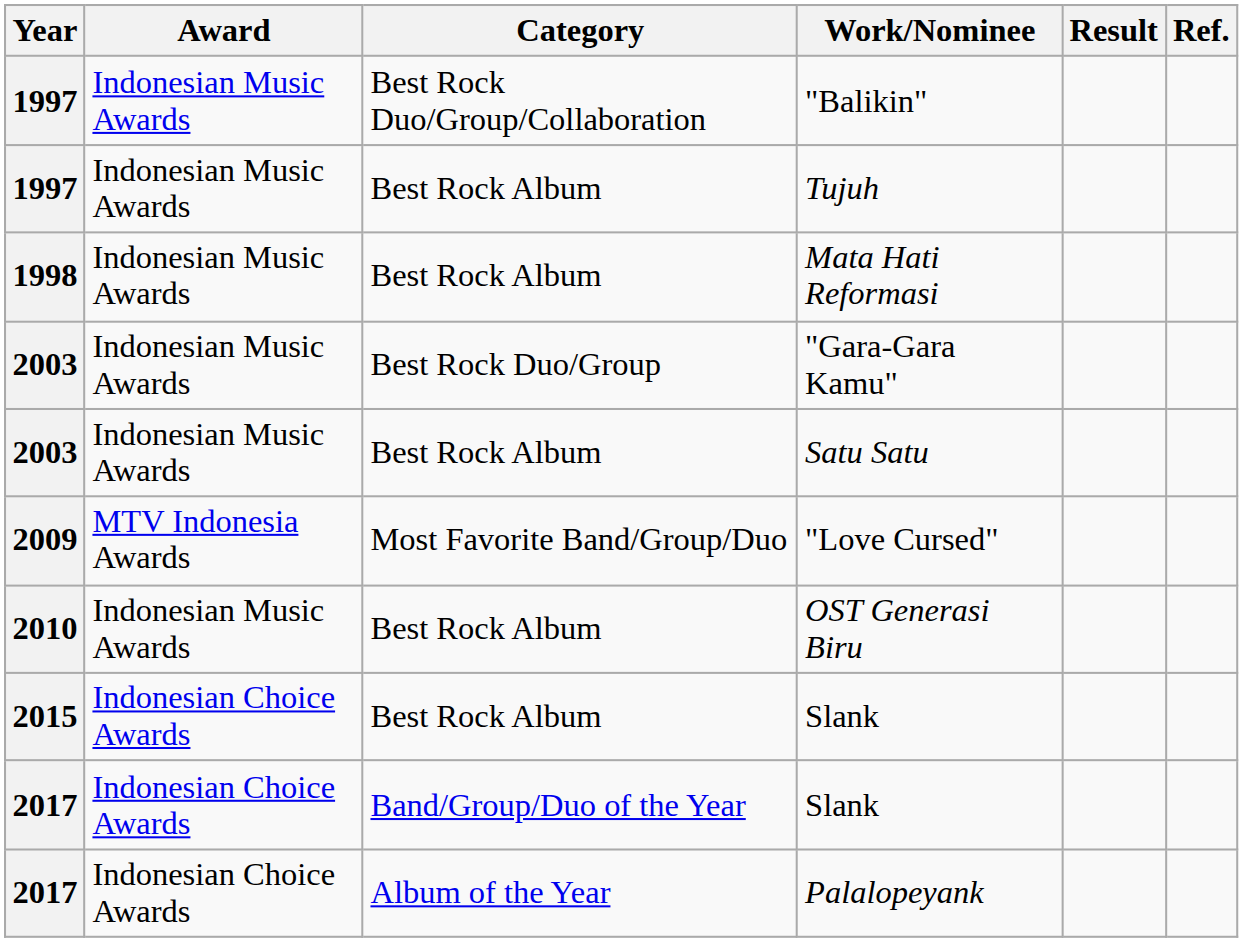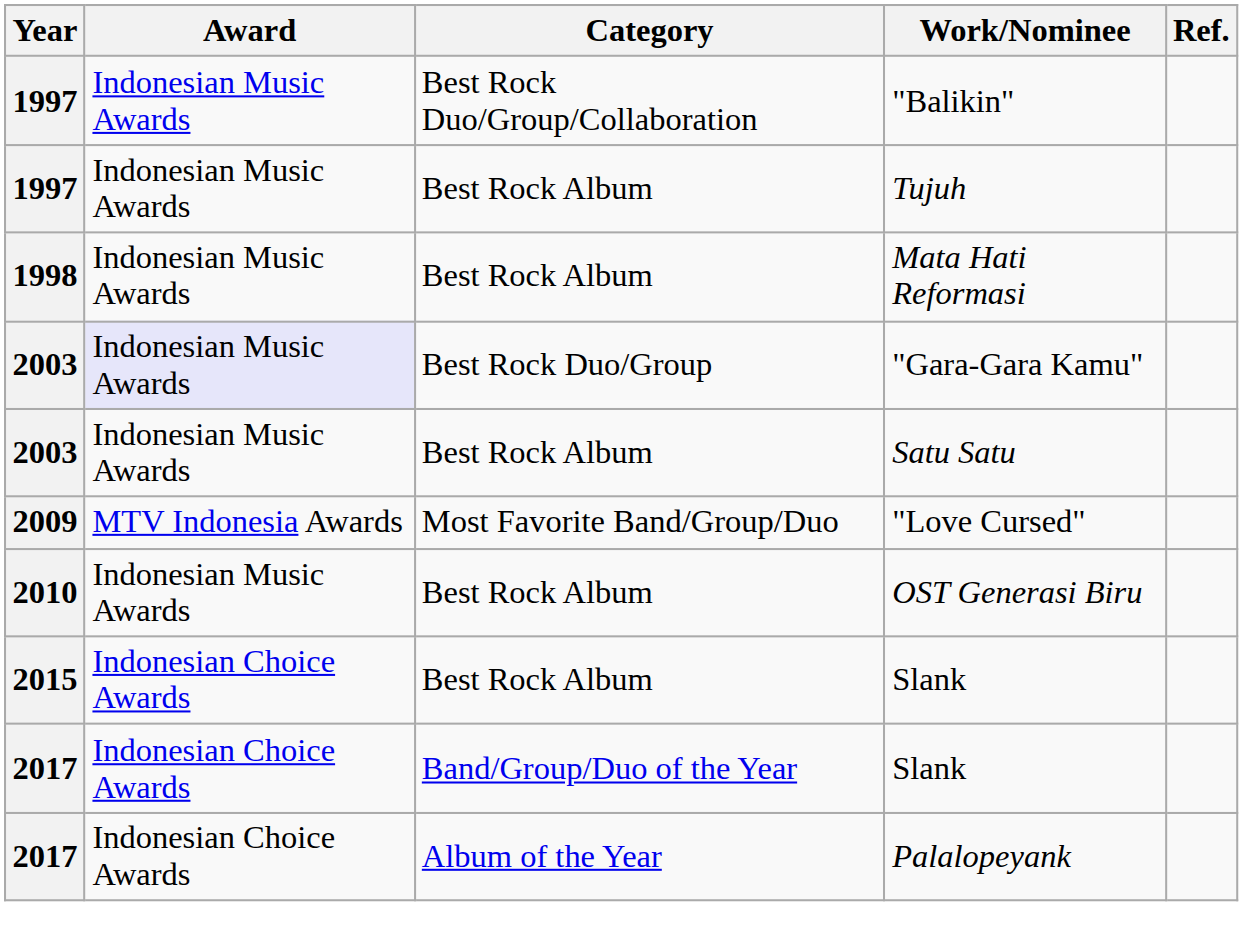- column: (1114, 30)
(208, 364) no background -> (208, 364) lavender background
